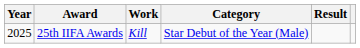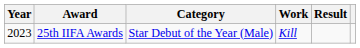columns swapped: (236, 14) <-> (143, 14)
(19, 33) 2025 -> (19, 33) 2023
